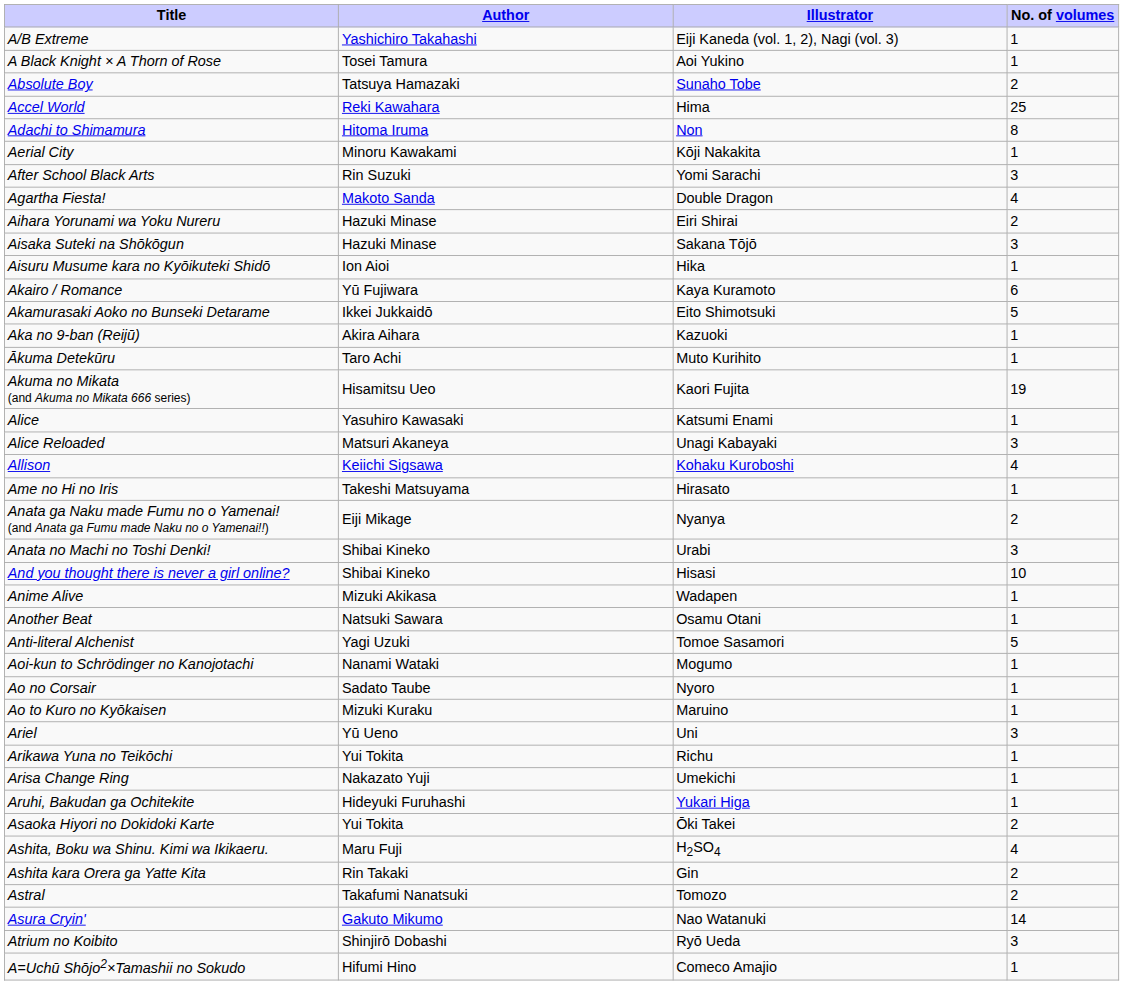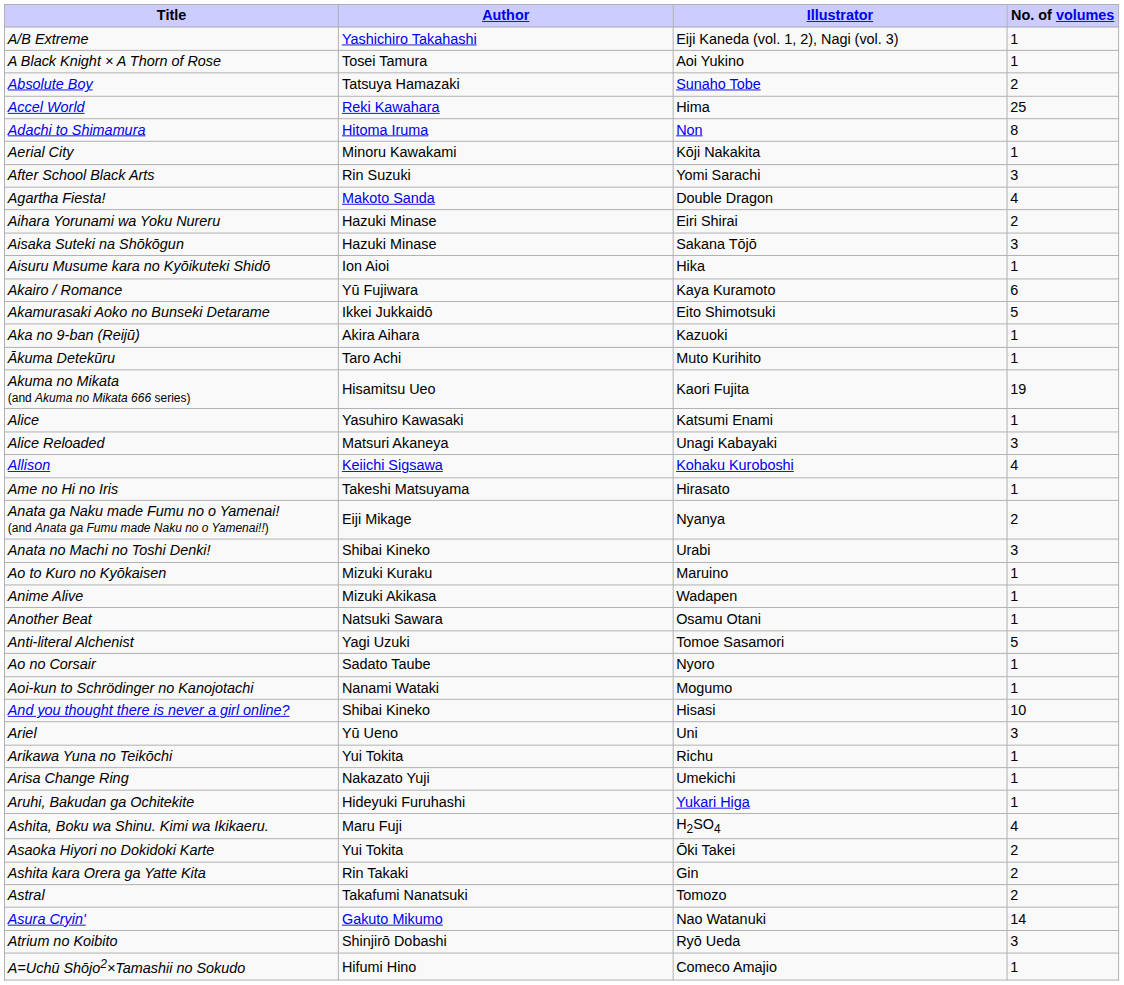rows swapped: (149, 573) <-> (87, 710)
rows swapped: (131, 664) <-> (52, 687)
rows swapped: (111, 824) <-> (138, 849)
